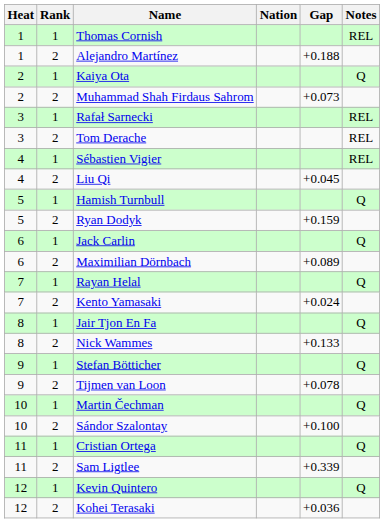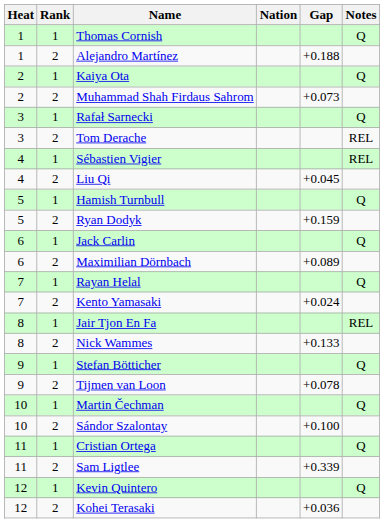(361, 35) REL -> (361, 35) Q
(361, 117) REL -> (361, 117) Q
(361, 323) Q -> (361, 323) REL
